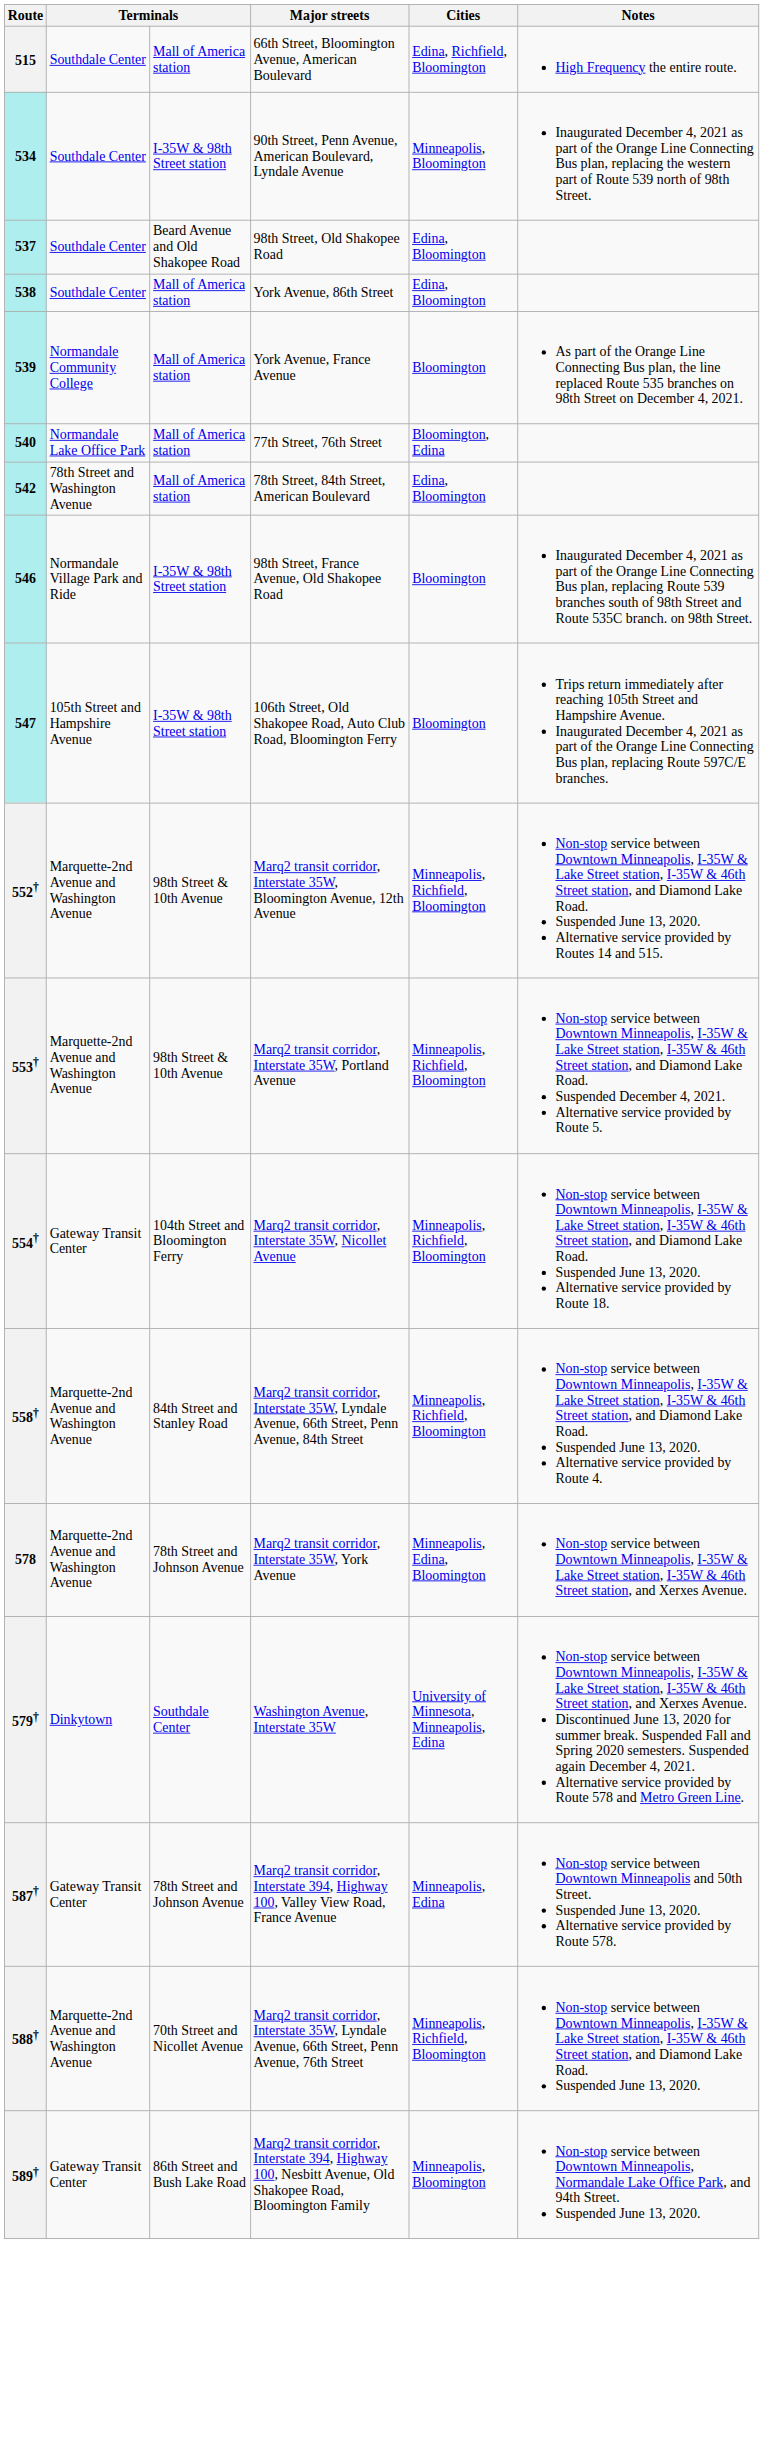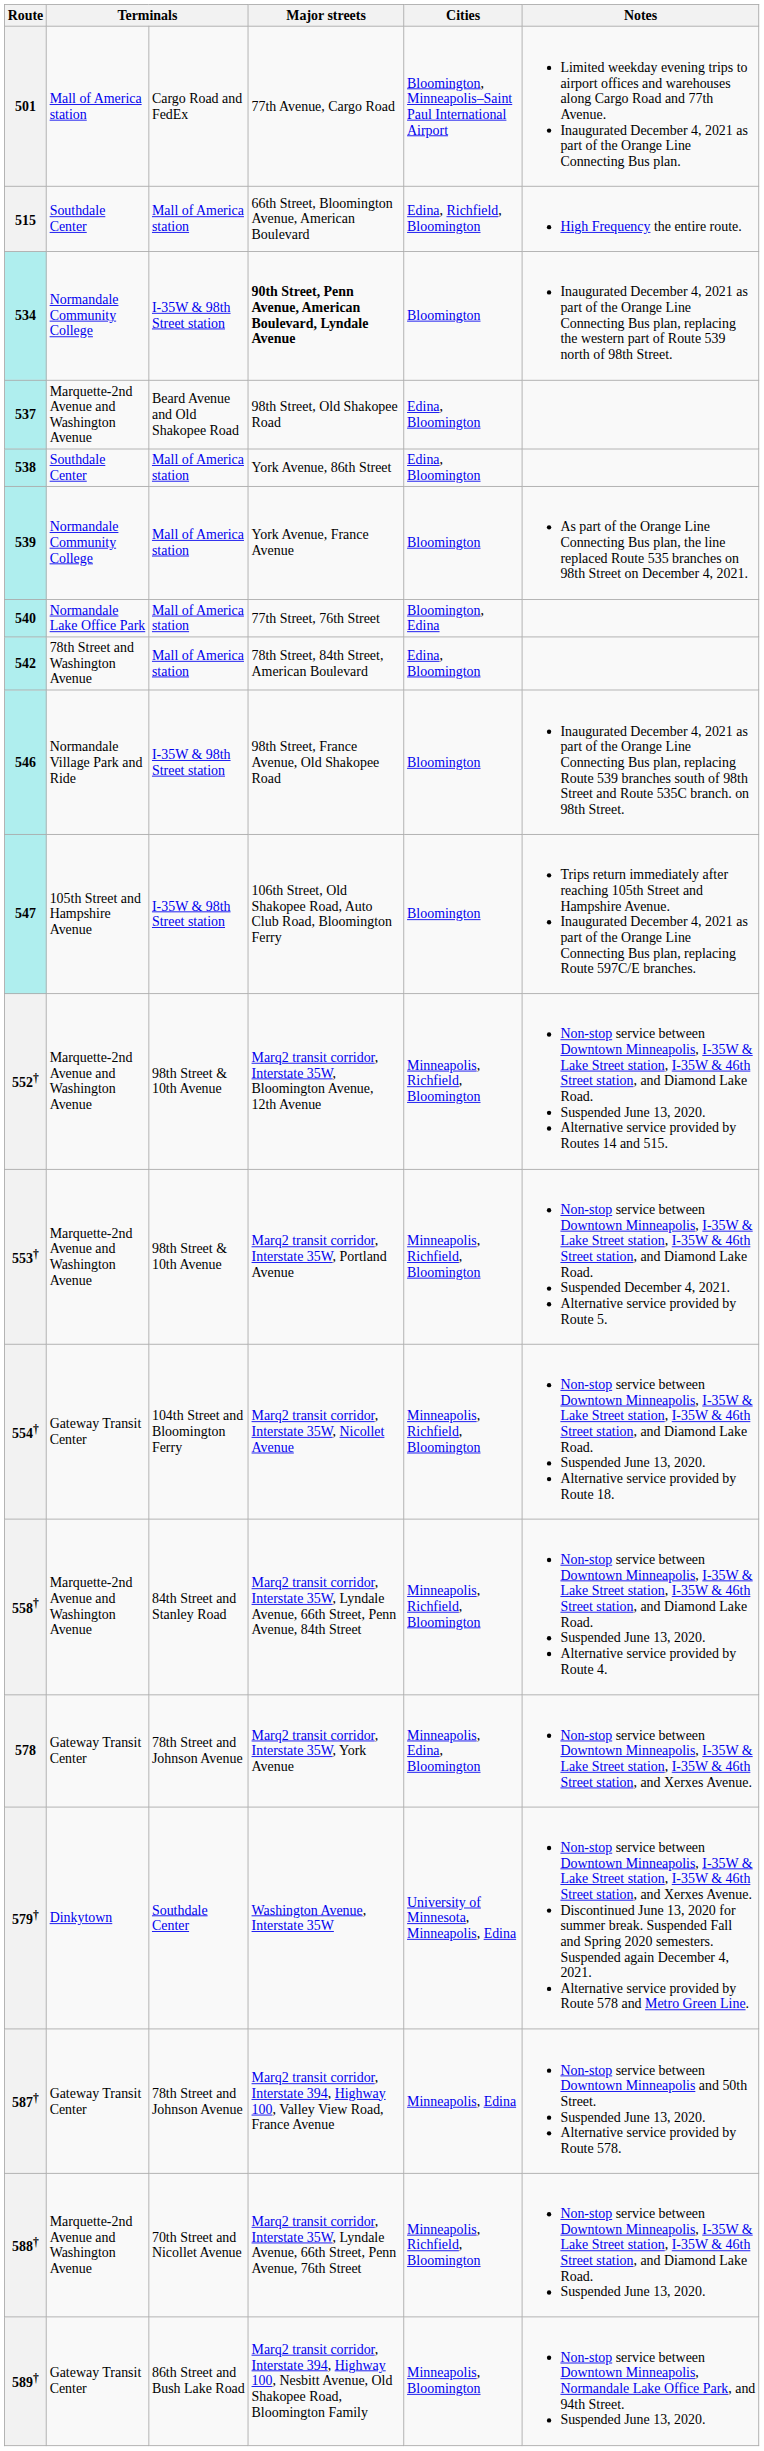+ row: (25, 106)
(98, 156) Southdale Center -> (84, 315) Normandale Community College
(325, 156) normal -> (310, 315) bold
(449, 156) Minneapolis, Bloomington -> (444, 315) Bloomington
(98, 247) Southdale Center -> (91, 414) Marquette-2nd Avenue and Washington Avenue
(91, 1560) Marquette-2nd Avenue and Washington Avenue -> (95, 1750) Gateway Transit Center
